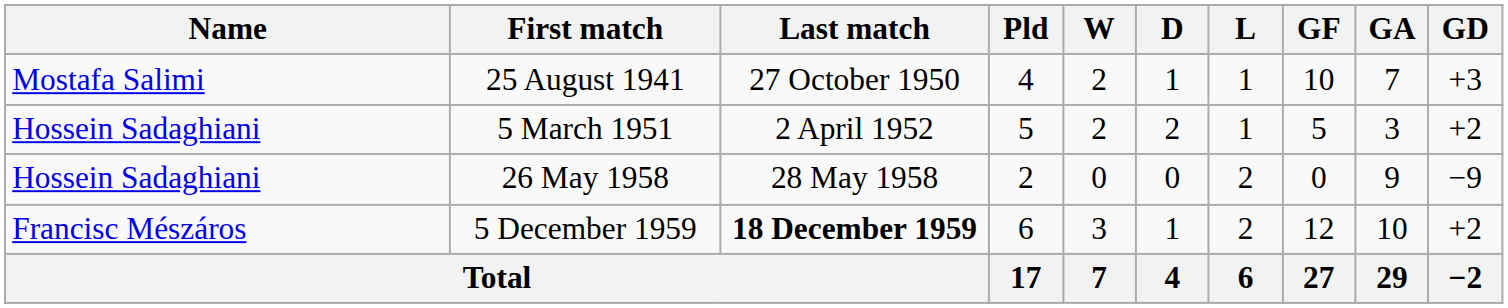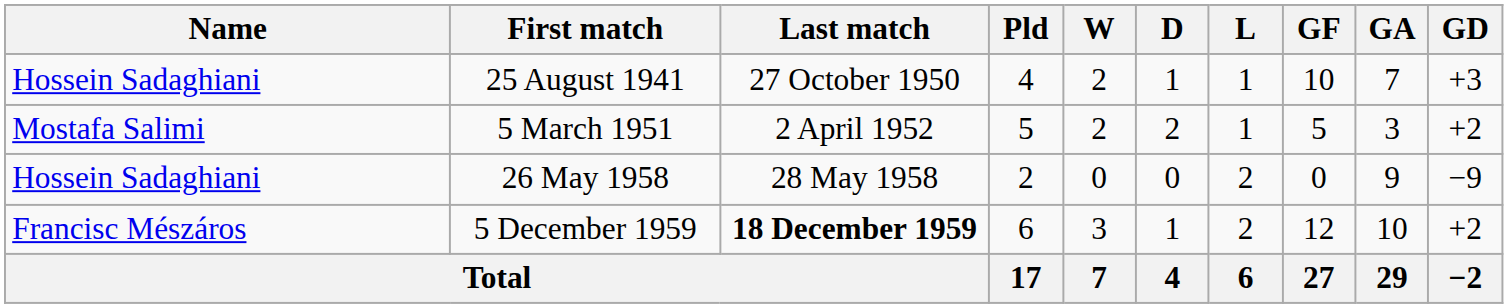(108, 79) Mostafa Salimi -> (136, 79) Hossein Sadaghiani
(136, 128) Hossein Sadaghiani -> (108, 128) Mostafa Salimi
